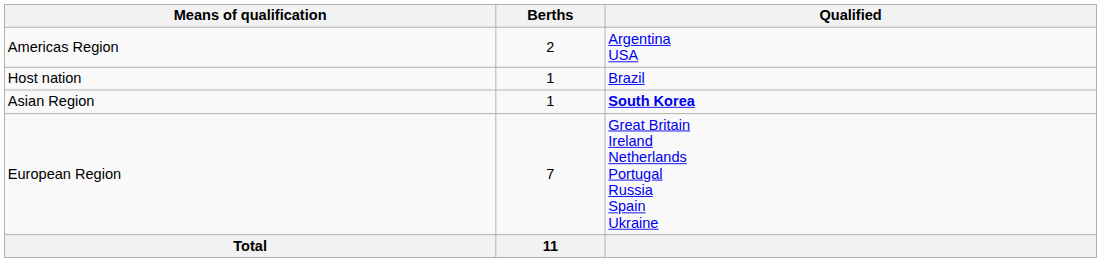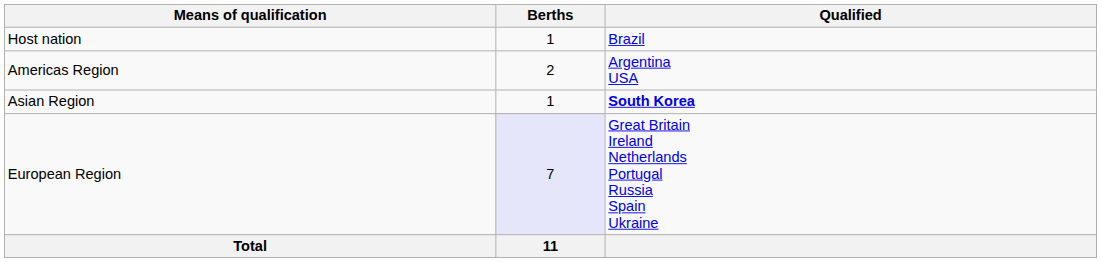rows swapped: (45, 78) <-> (63, 47)
(550, 173) no background -> (550, 173) lavender background
